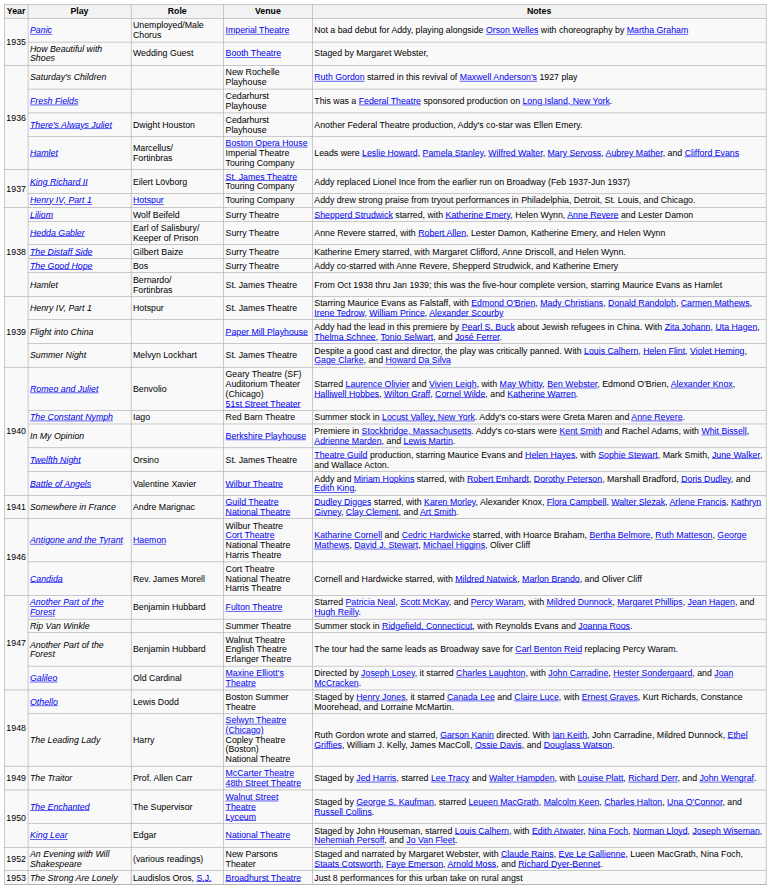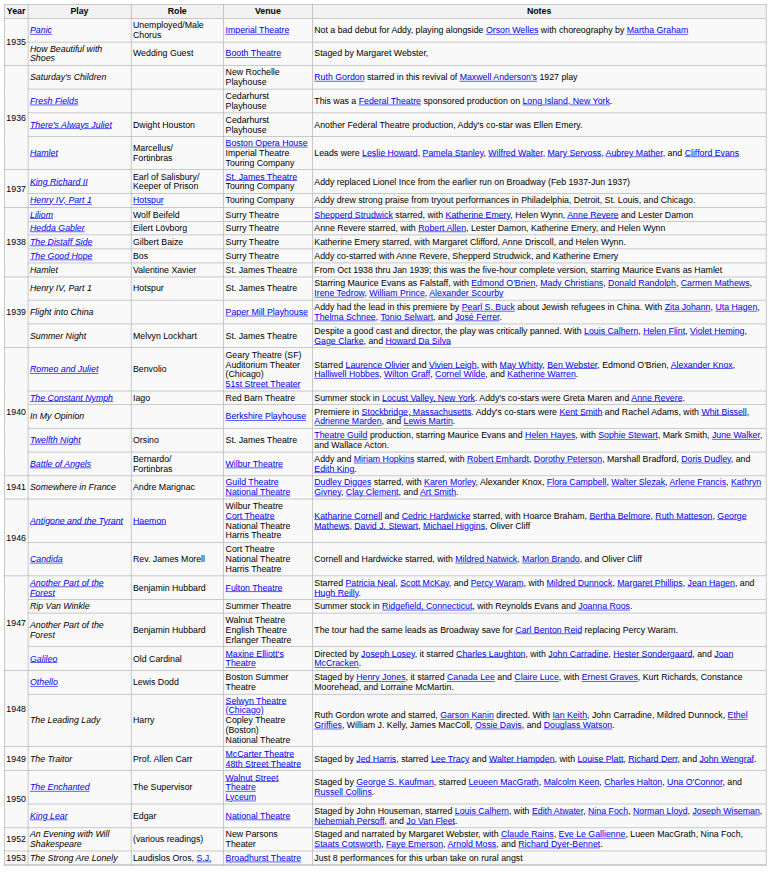(160, 182) Eilert Lövborg -> (166, 182) Earl of Salisbury/ Keeper of Prison
(166, 233) Earl of Salisbury/ Keeper of Prison -> (160, 228) Eilert Lövborg
(153, 285) Bernardo/ Fortinbras -> (165, 270) Valentine Xavier
(165, 484) Valentine Xavier -> (153, 464) Bernardo/ Fortinbras
